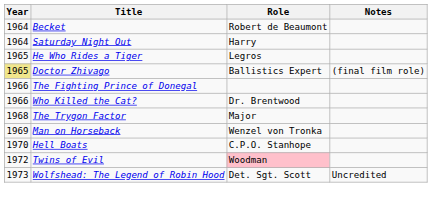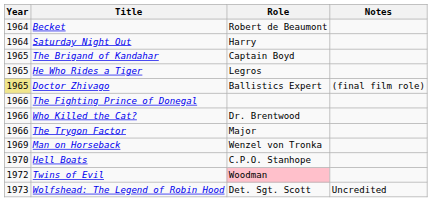+ row: (96, 56)
(17, 116) 1968 -> (17, 130) 1966
